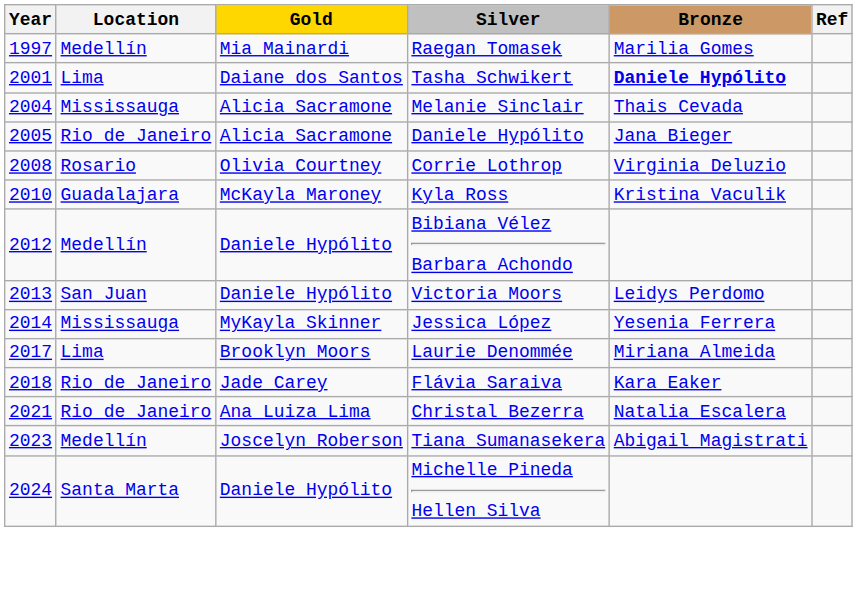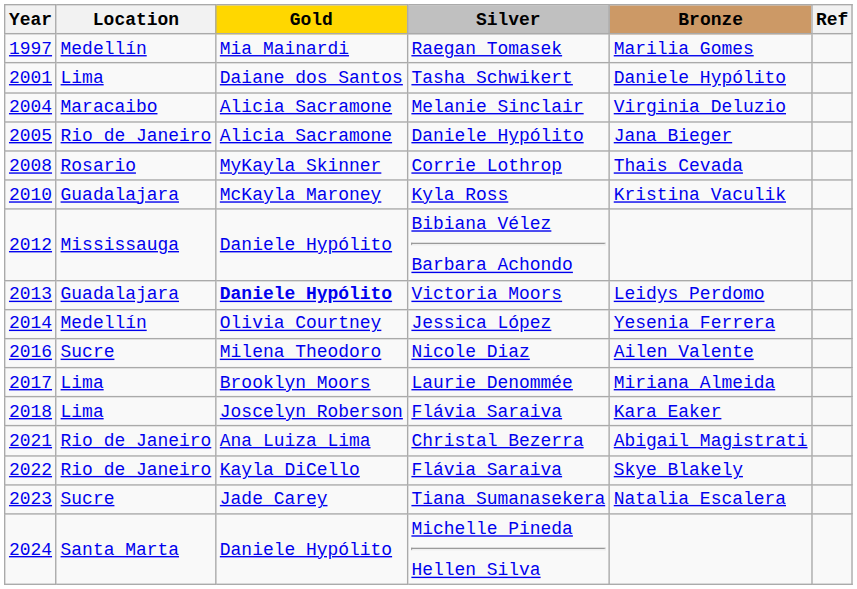(700, 78) bold -> (700, 78) normal
(120, 107) Mississauga -> (109, 107) Maracaibo
(678, 107) Thais Cevada -> (700, 107) Virginia Deluzio
(301, 166) Olivia Courtney -> (301, 166) MyKayla Skinner
(700, 166) Virginia Deluzio -> (678, 166) Thais Cevada
(104, 245) Medellín -> (120, 245) Mississauga
(104, 295) San Juan -> (120, 295) Guadalajara
(306, 295) normal -> (306, 295) bold
(120, 324) Mississauga -> (104, 324) Medellín
(301, 324) MyKayla Skinner -> (301, 324) Olivia Courtney
+ row: (31, 353)
(136, 382) Rio de Janeiro -> (82, 412) Lima
(274, 382) Jade Carey -> (311, 412) Joscelyn Roberson
(700, 412) Natalia Escalera -> (711, 441) Abigail Magistrati
+ row: (31, 470)
(104, 441) Medellín -> (88, 499) Sucre
(311, 441) Joscelyn Roberson -> (274, 499) Jade Carey
(711, 441) Abigail Magistrati -> (700, 499) Natalia Escalera
